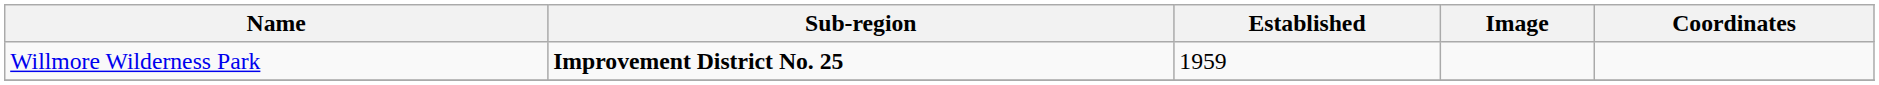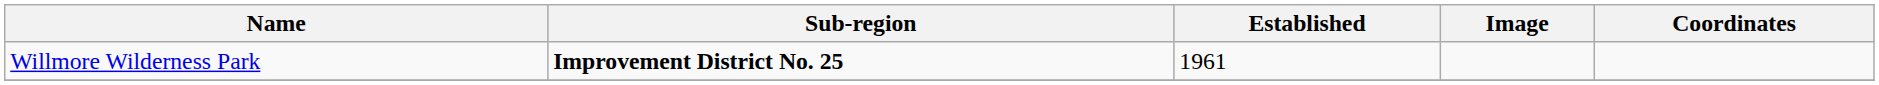(1203, 60) 1959 -> (1203, 60) 1961
